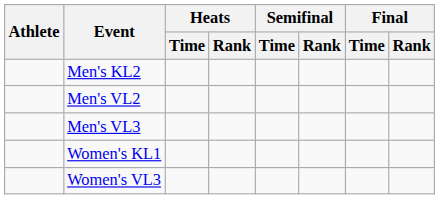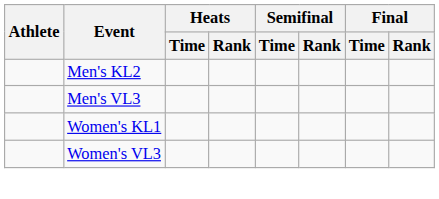- row: (104, 99)
